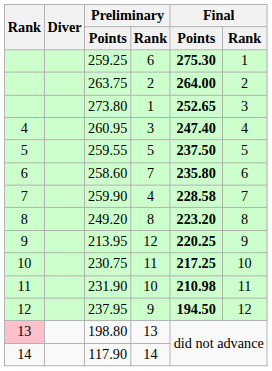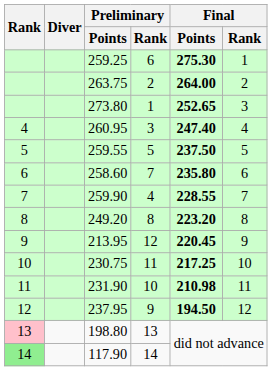(196, 196) 228.58 -> (196, 196) 228.55
(196, 241) 220.25 -> (196, 241) 220.45
(24, 354) no background -> (24, 354) lightgreen background
